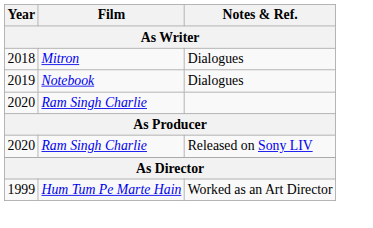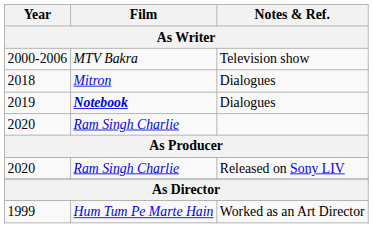+ row: (37, 59)
(68, 80) normal -> (101, 102) bold
